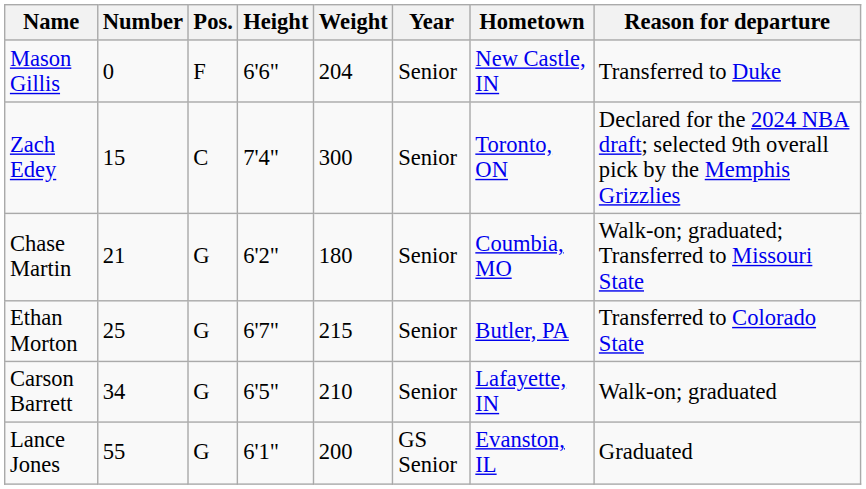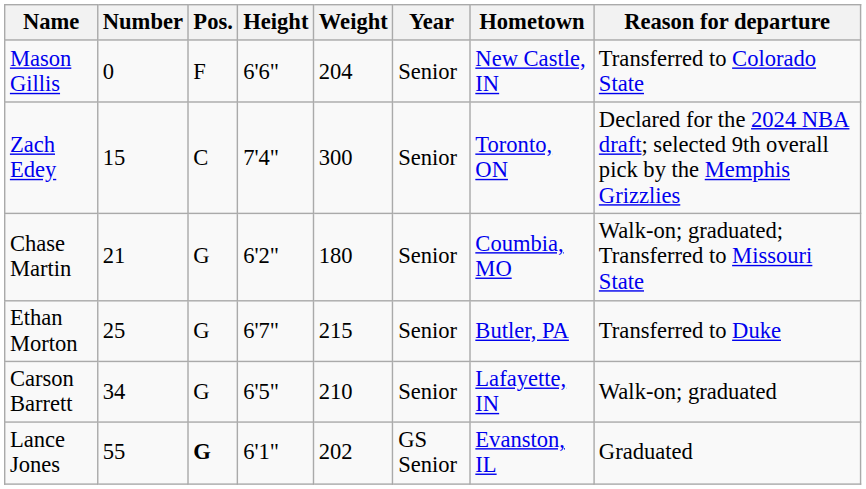(690, 70) Transferred to Duke -> (707, 70) Transferred to Colorado State
(707, 330) Transferred to Colorado State -> (690, 330) Transferred to Duke
(202, 452) normal -> (202, 452) bold
(336, 452) 200 -> (336, 452) 202
